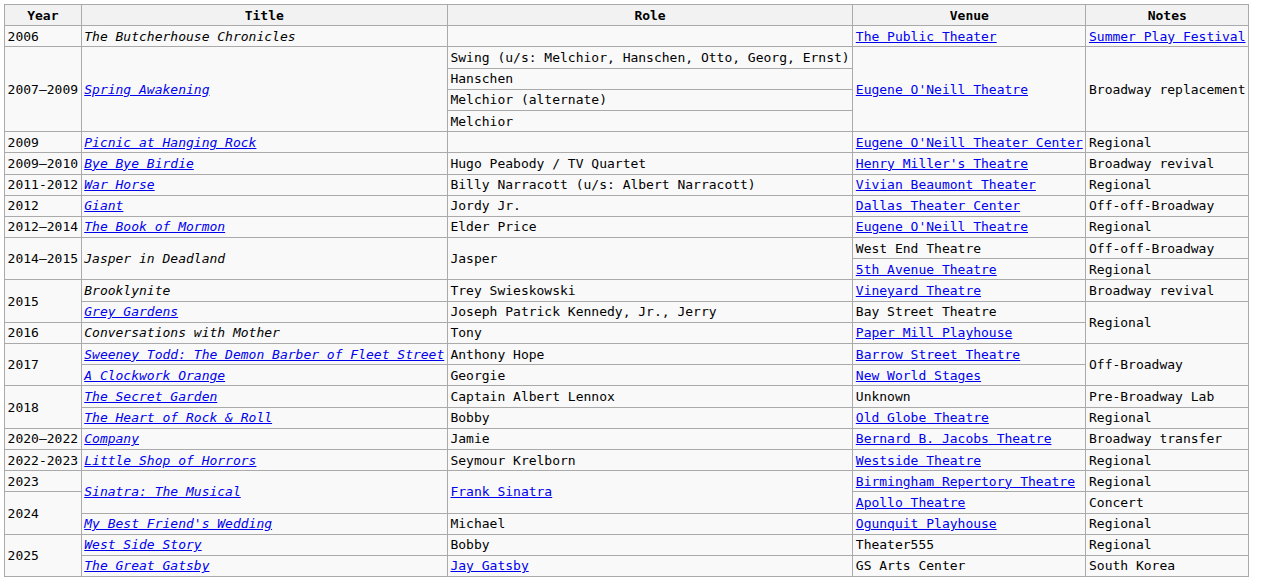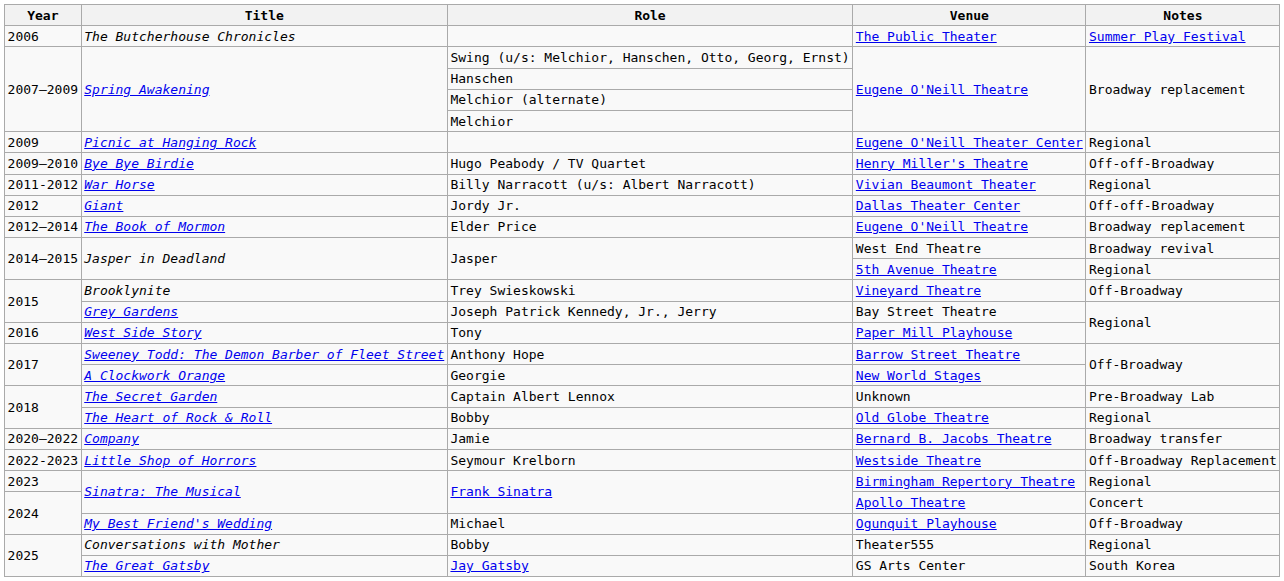(1152, 163) Broadway revival -> (1152, 163) Off-off-Broadway
(1120, 227) Regional -> (1167, 227) Broadway replacement
(1152, 248) Off-off-Broadway -> (1152, 248) Broadway revival
(1152, 291) Broadway revival -> (1136, 291) Off-Broadway
(182, 333) Conversations with Mother -> (143, 333) West Side Story
(1120, 460) Regional -> (1183, 460) Off-Broadway Replacement
(1120, 524) Regional -> (1136, 524) Off-Broadway
(143, 545) West Side Story -> (182, 545) Conversations with Mother
